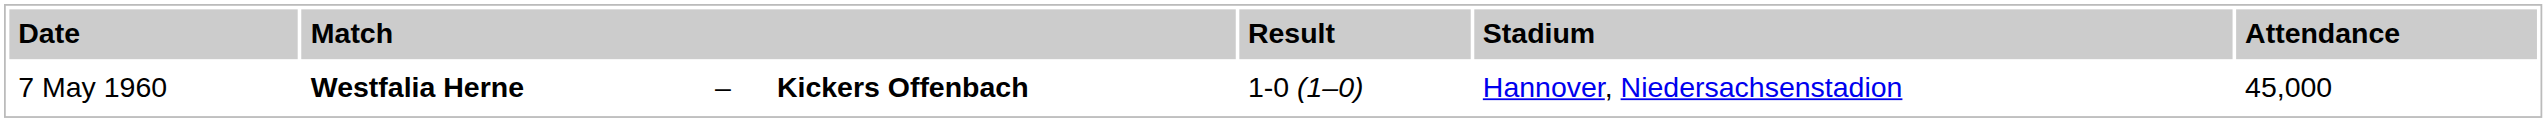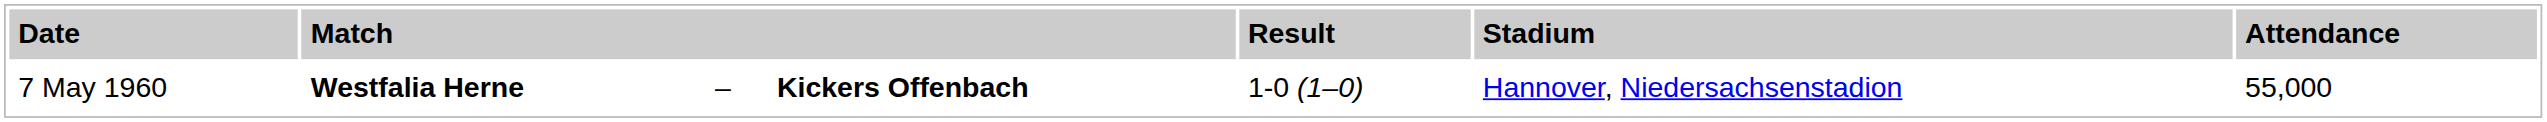(2289, 87) 45,000 -> (2289, 87) 55,000
